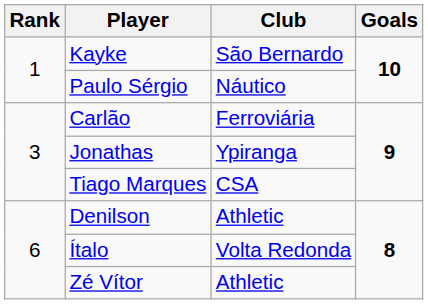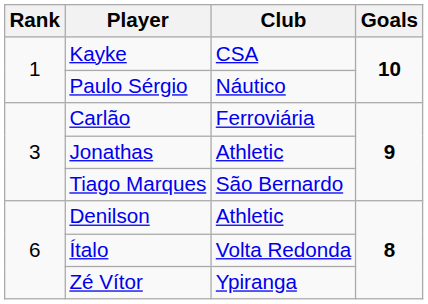(279, 53) São Bernardo -> (237, 53) CSA
(256, 151) Ypiranga -> (250, 151) Athletic
(237, 184) CSA -> (279, 184) São Bernardo
(250, 282) Athletic -> (256, 282) Ypiranga
